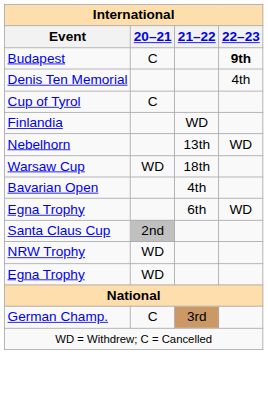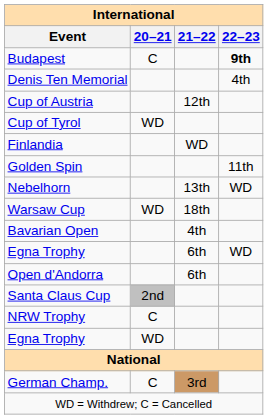+ row: (50, 101)
(153, 101) C -> (153, 123) WD
+ row: (45, 166)
+ row: (55, 274)
(153, 252) WD -> (153, 317) C
